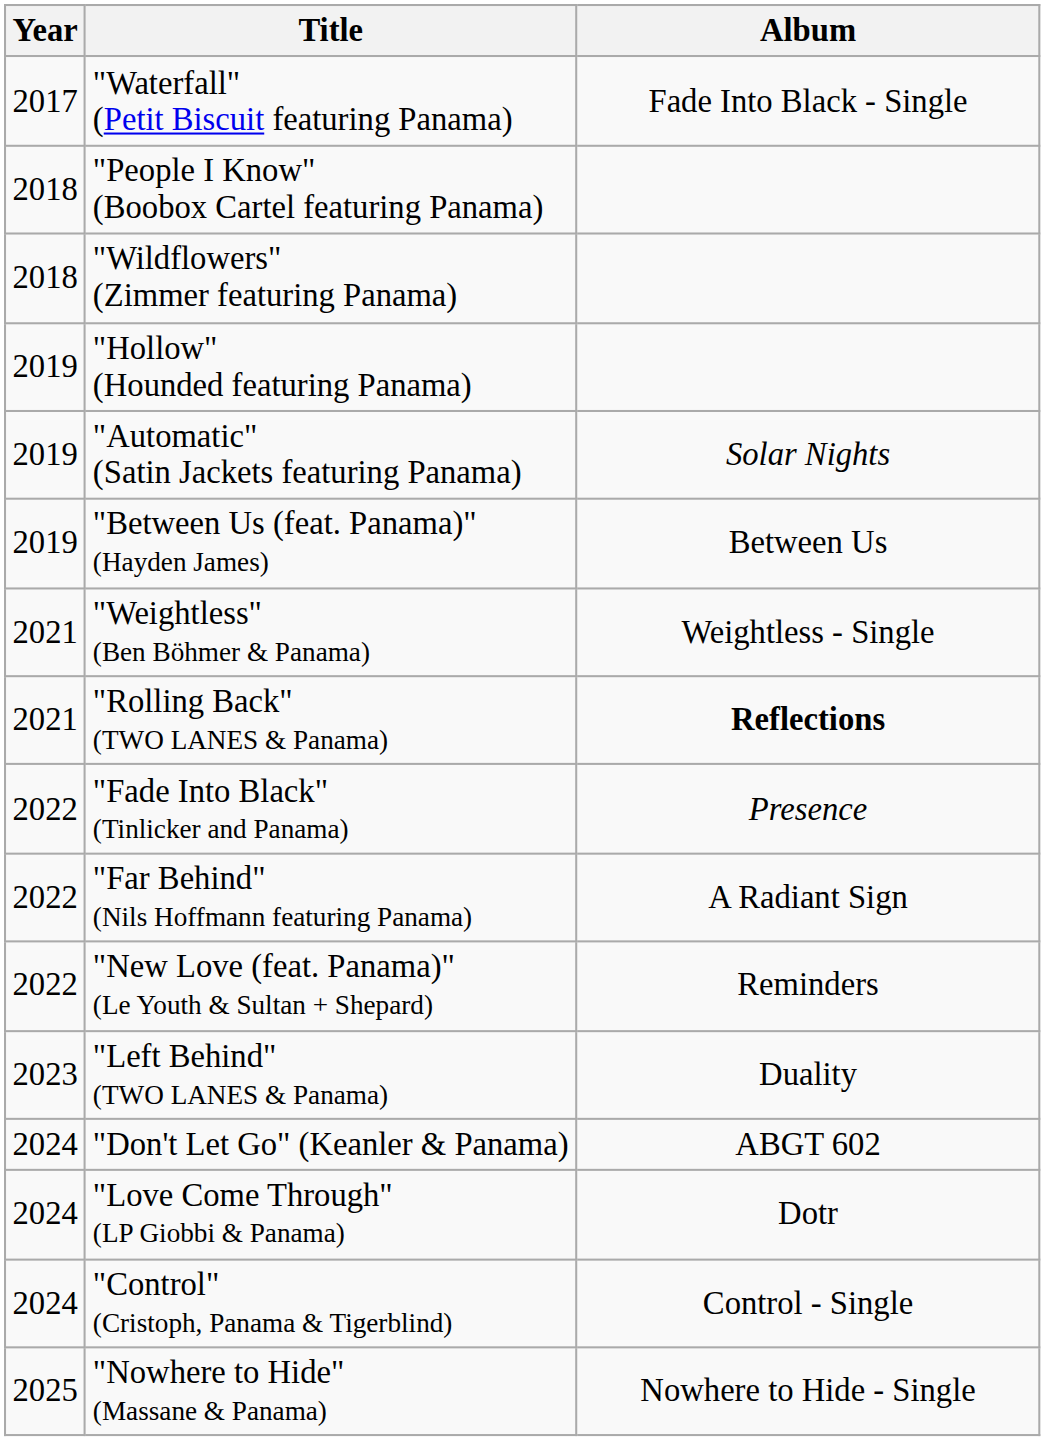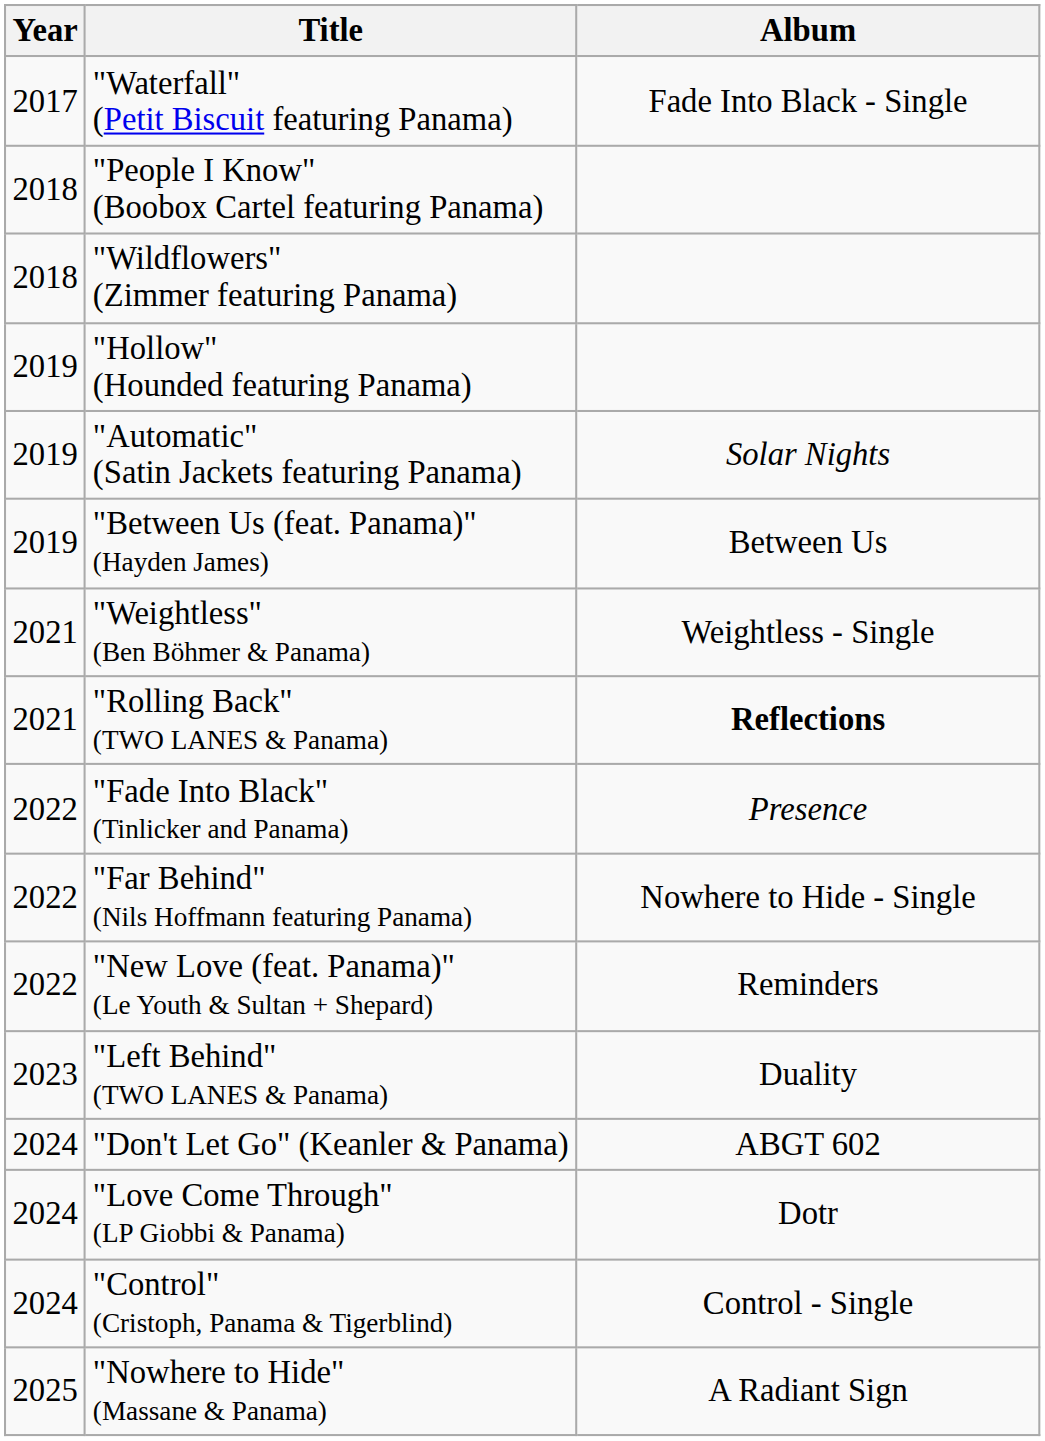(808, 896) A Radiant Sign -> (808, 896) Nowhere to Hide - Single
(808, 1391) Nowhere to Hide - Single -> (808, 1391) A Radiant Sign
